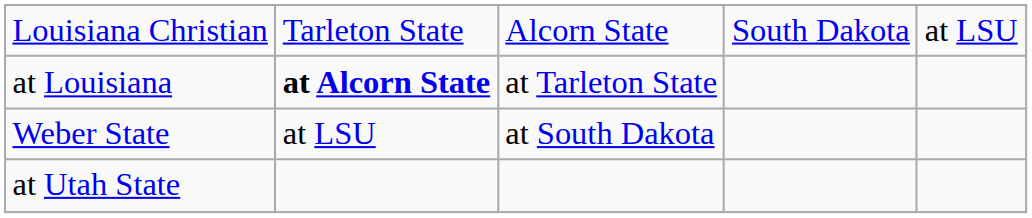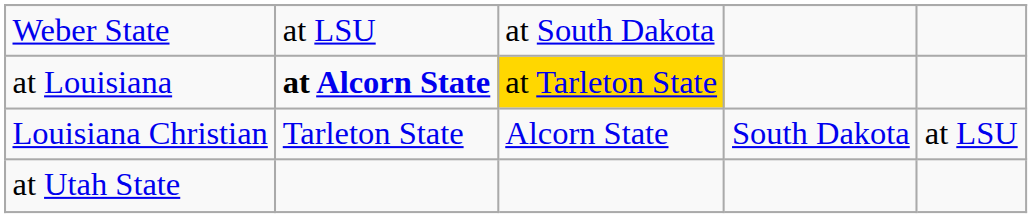rows swapped: (140, 30) <-> (91, 133)
(611, 81) no background -> (611, 81) gold background
